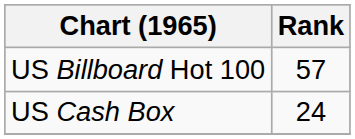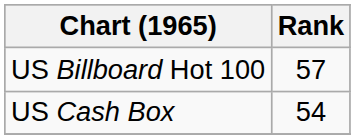(311, 112) 24 -> (311, 112) 54
